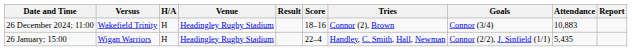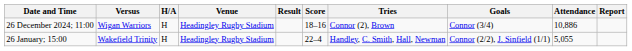(128, 24) Wakefield Trinity -> (124, 24) Wigan Warriors
(566, 24) 10,883 -> (566, 24) 10,886
(124, 38) Wigan Warriors -> (128, 38) Wakefield Trinity
(564, 38) 5,435 -> (564, 38) 5,055
